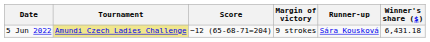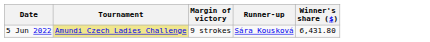- column: (231, 15)
(403, 31) 6,431.18 -> (318, 31) 6,431.80
